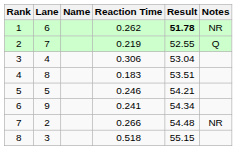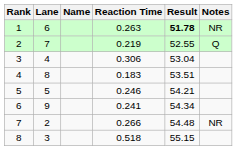(129, 28) 0.262 -> (129, 28) 0.263
